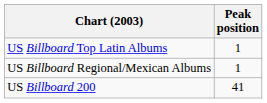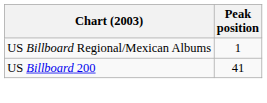- row: (87, 48)
